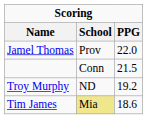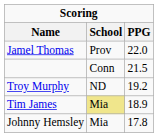(127, 104) 18.6 -> (137, 104) 18.9
+ row: (46, 123)
